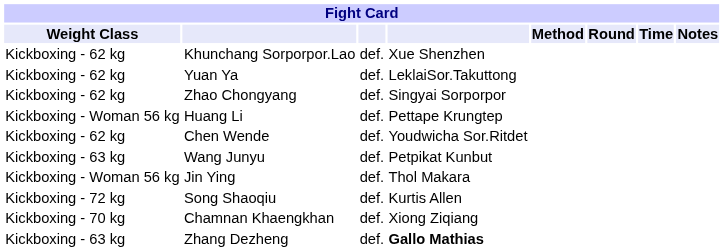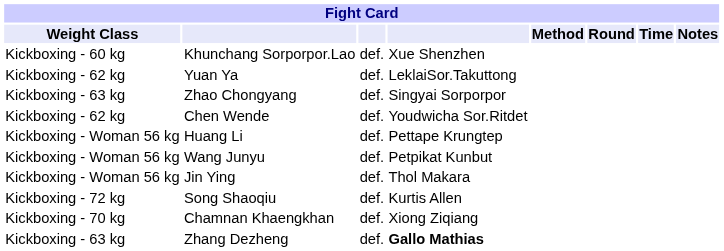(65, 54) Kickboxing - 62 kg -> (65, 54) Kickboxing - 60 kg
(65, 95) Kickboxing - 62 kg -> (65, 95) Kickboxing - 63 kg
rows swapped: (213, 116) <-> (227, 136)
(65, 157) Kickboxing - 63 kg -> (92, 157) Kickboxing - Woman 56 kg
